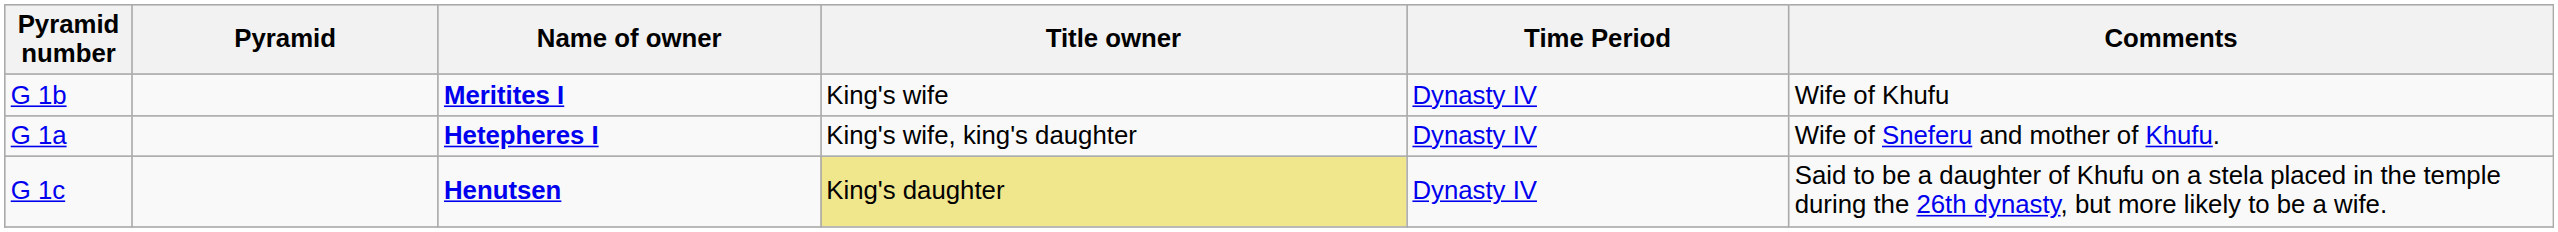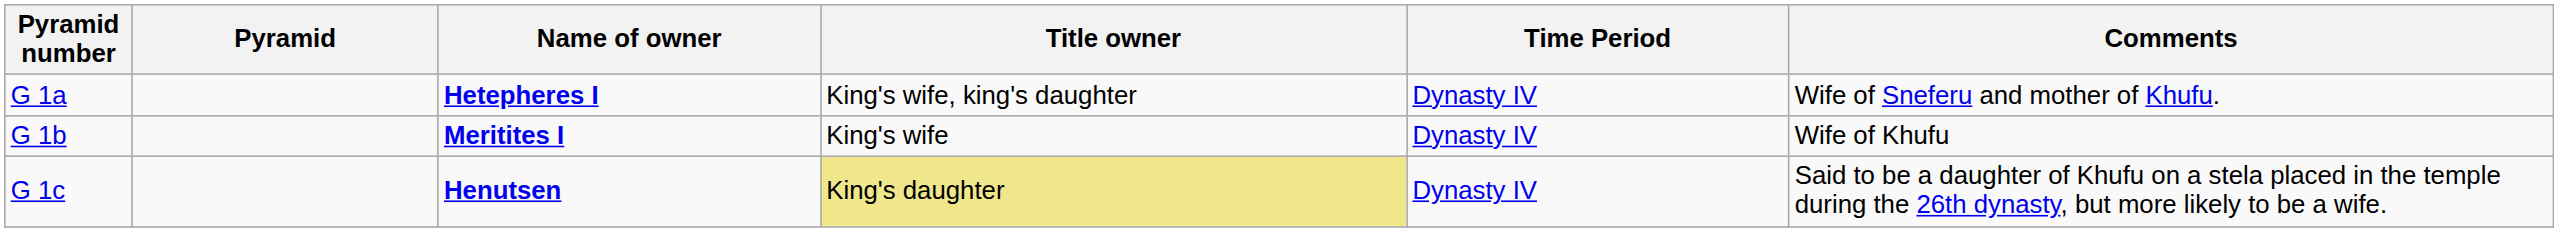rows swapped: (39, 135) <-> (39, 94)
